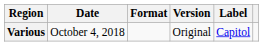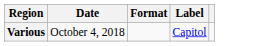- column: (192, 13)
